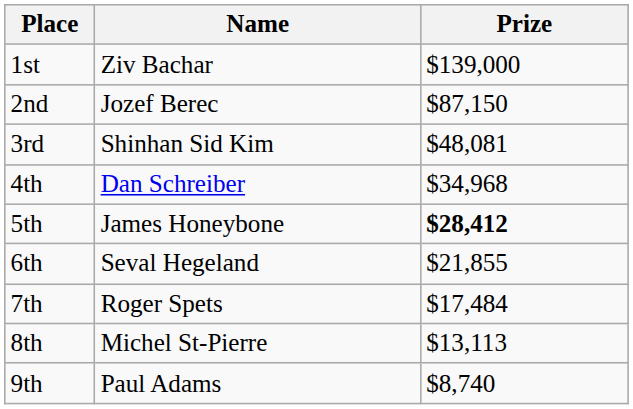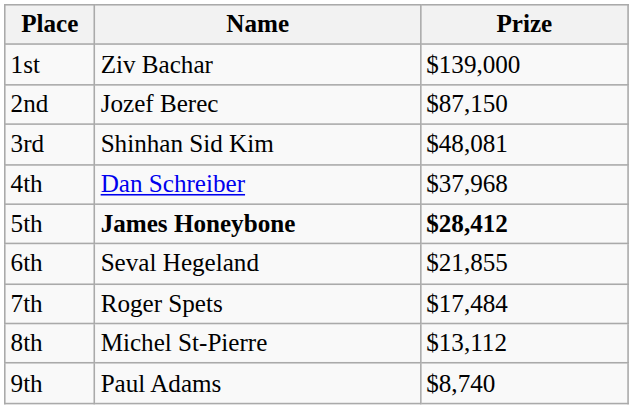(467, 183) $34,968 -> (467, 183) $37,968
(192, 223) normal -> (198, 223) bold
(467, 343) $13,113 -> (467, 343) $13,112
